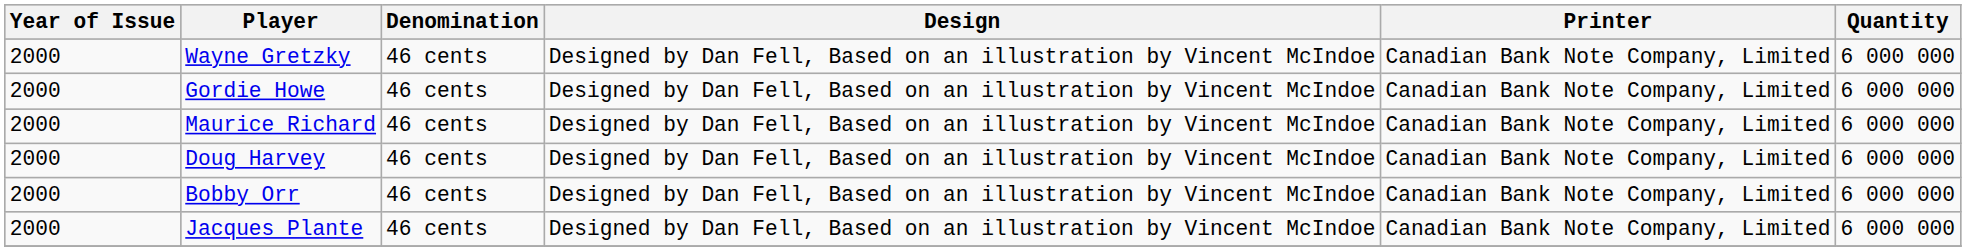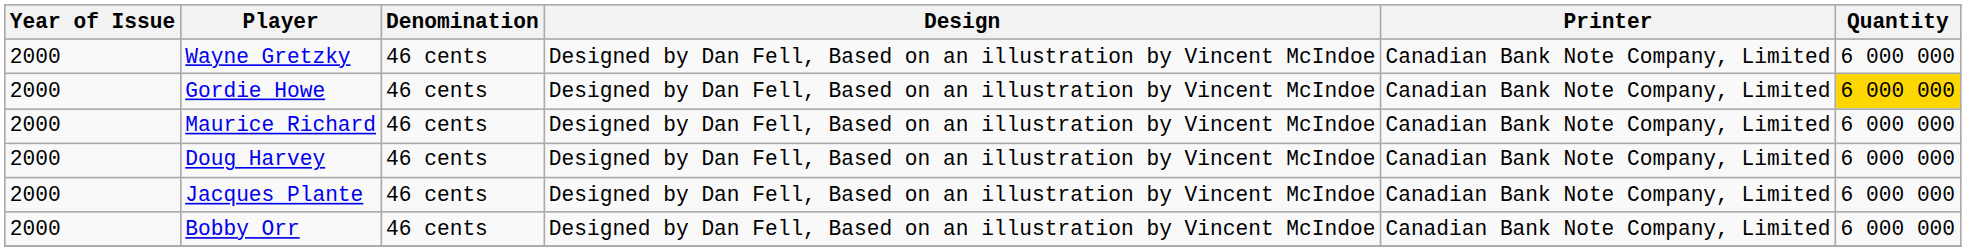(1898, 91) no background -> (1898, 91) gold background
rows swapped: (242, 195) <-> (274, 229)
